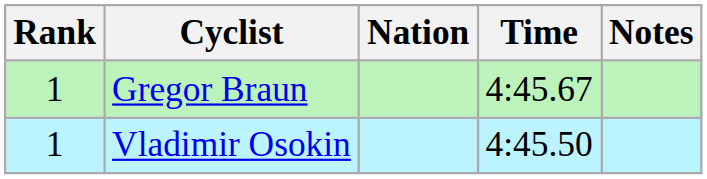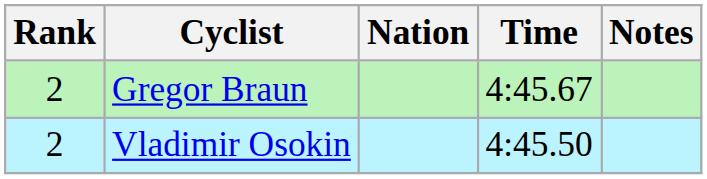(55, 88) 1 -> (55, 88) 2
(55, 144) 1 -> (55, 144) 2
